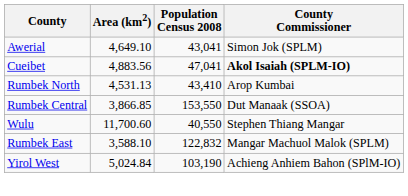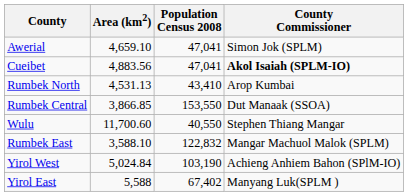(130, 47) 4,649.10 -> (130, 47) 4,659.10
(205, 47) 43,041 -> (205, 47) 47,041
+ row: (32, 182)
